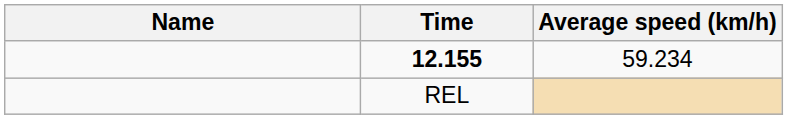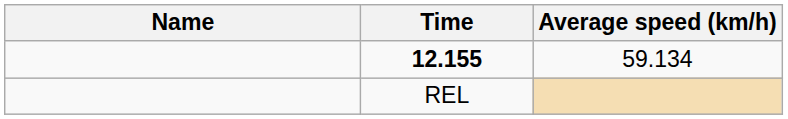(657, 59) 59.234 -> (657, 59) 59.134
